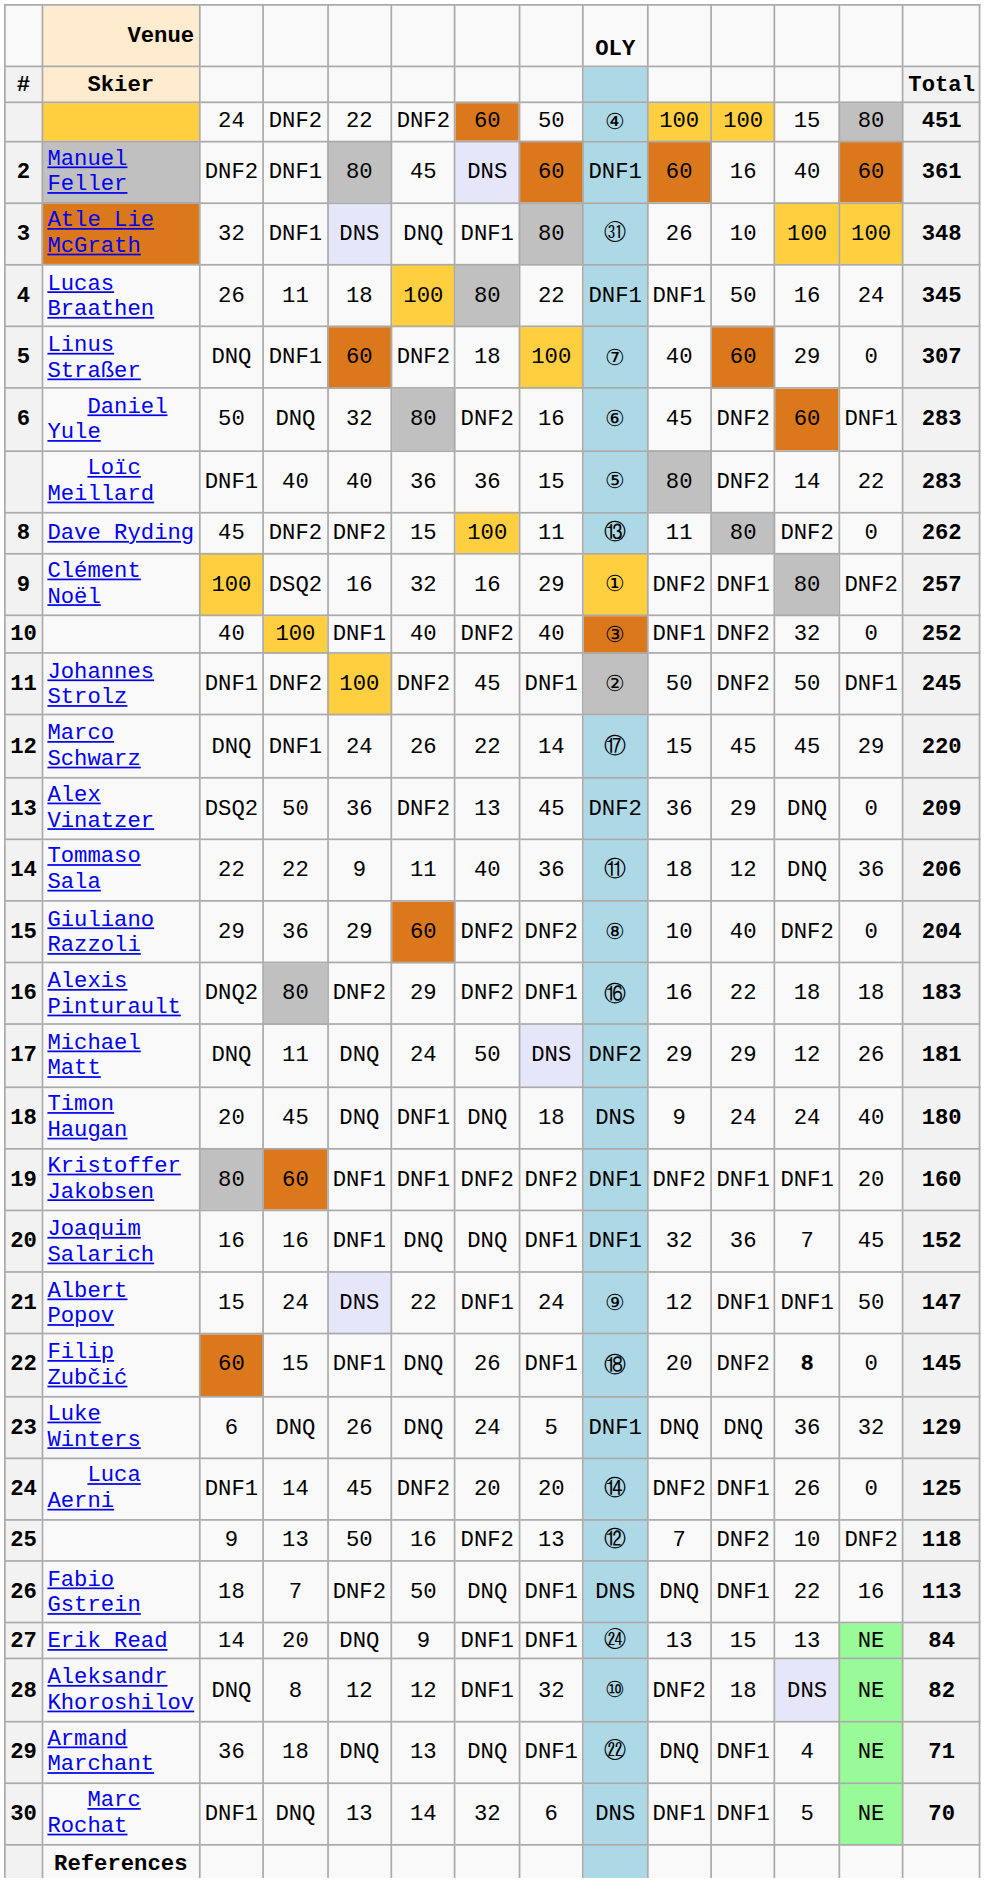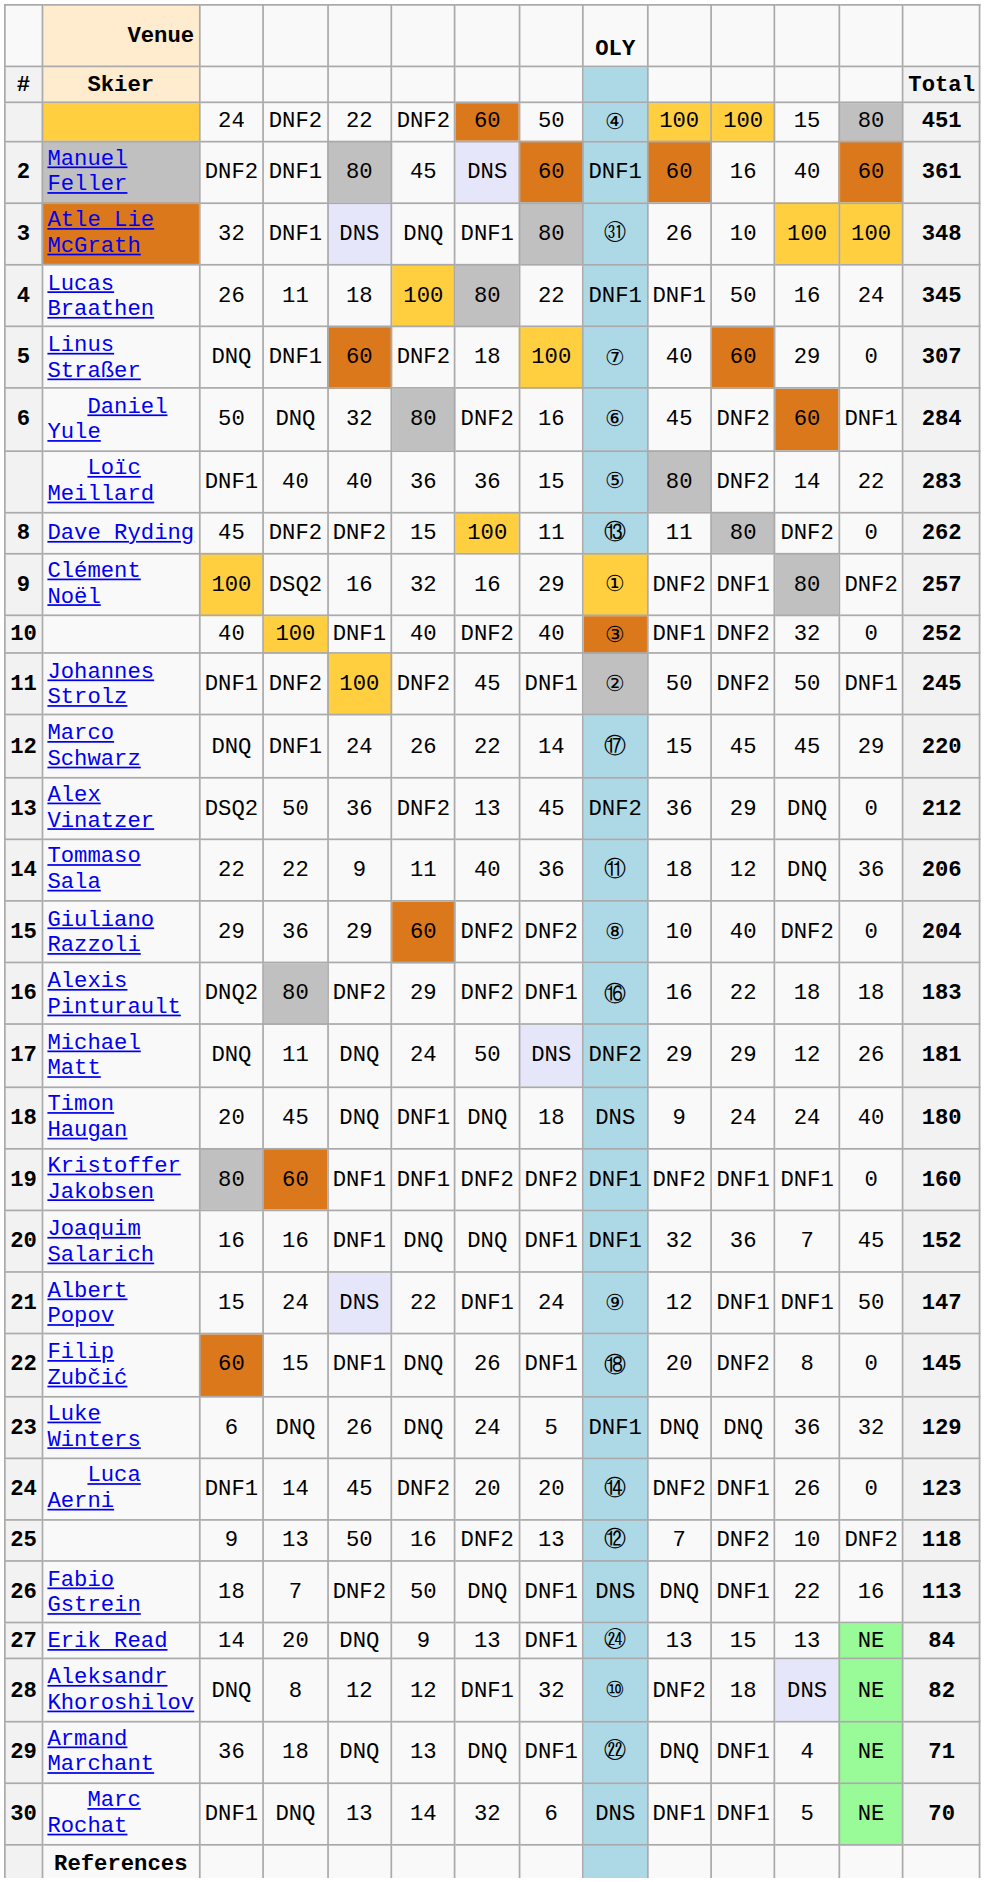(942, 419) 283 -> (942, 419) 284
(942, 808) 209 -> (942, 808) 212
(871, 1179) 20 -> (871, 1179) 0
(807, 1365) bold -> (807, 1365) normal
(942, 1489) 125 -> (942, 1489) 123
(487, 1641) DNF1 -> (487, 1641) 13
